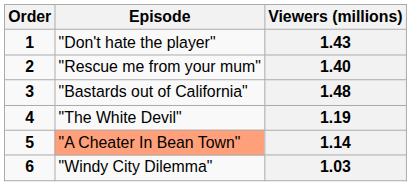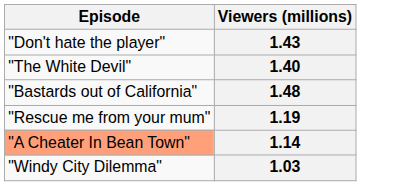- column: (30, 17)
(160, 67) "Rescue me from your mum" -> (70, 67) "The White Devil"
(120, 117) "The White Devil" -> (109, 117) "Rescue me from your mum"
